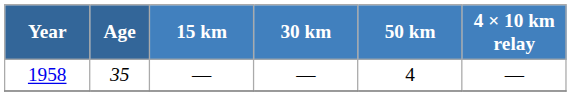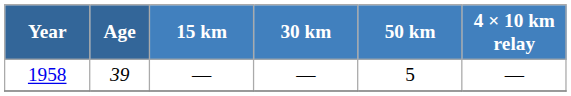(120, 75) 35 -> (120, 75) 39
(410, 75) 4 -> (410, 75) 5
